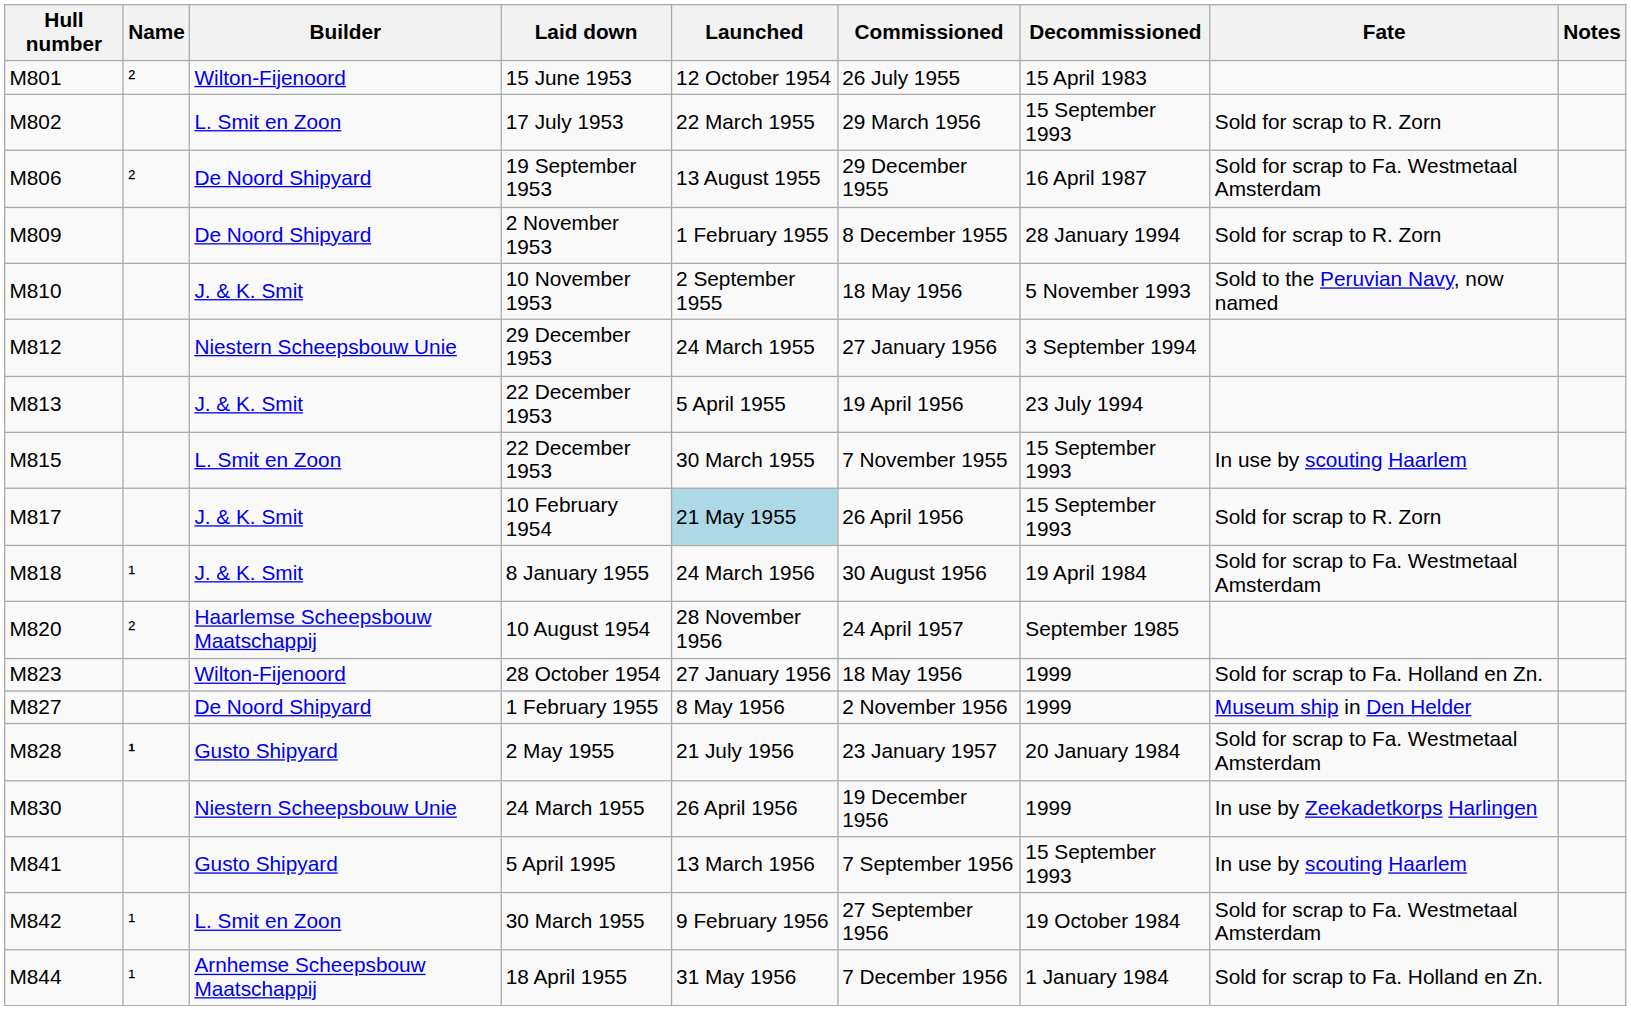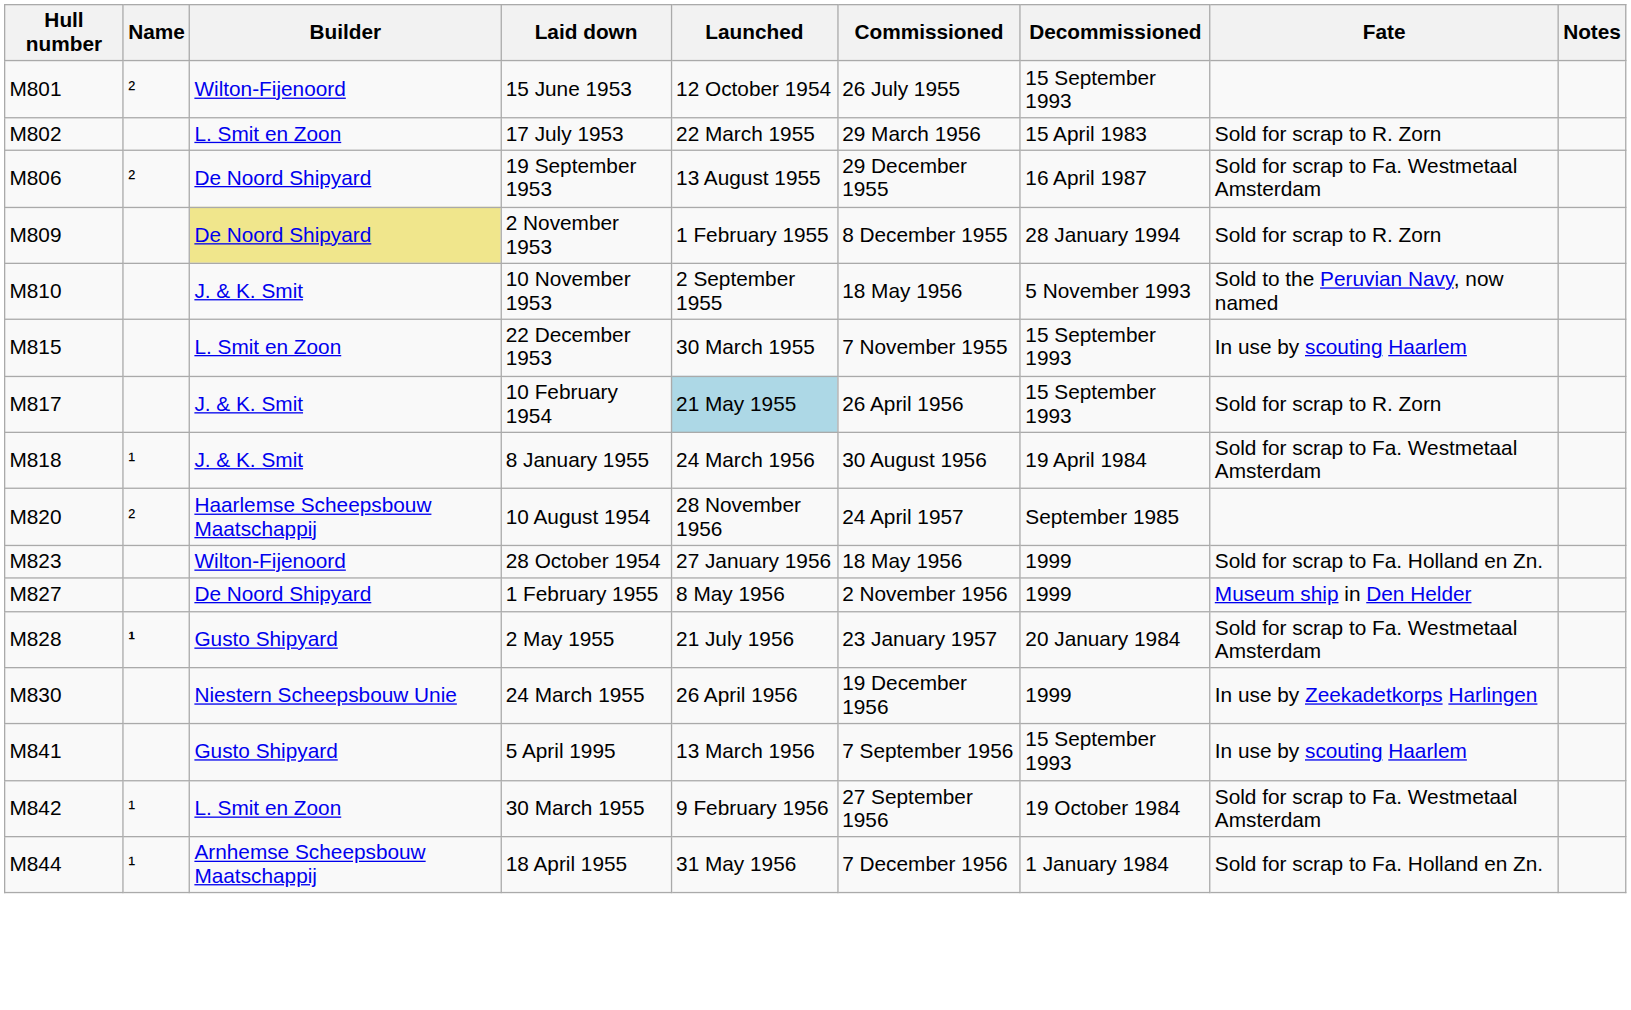(1086, 77) 15 April 1983 -> (1091, 89) 15 September 1993
(1091, 122) 15 September 1993 -> (1086, 133) 15 April 1983
(283, 234) no background -> (283, 234) khaki background
- row: (35, 347)
- row: (35, 404)
